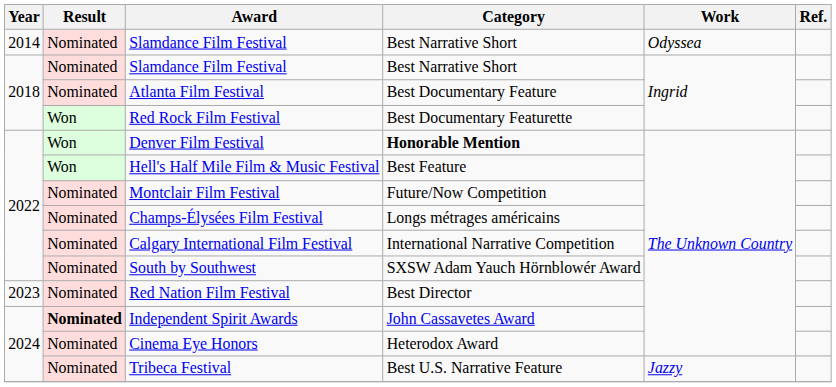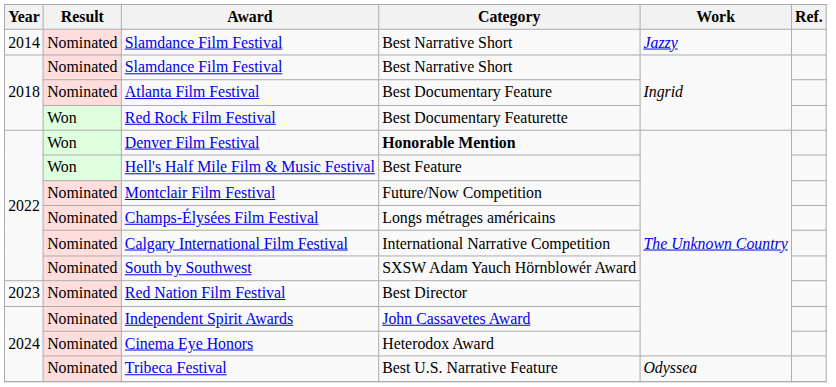(675, 42) Odyssea -> (661, 42) Jazzy
(85, 318) bold -> (82, 318) normal
(665, 368) Jazzy -> (670, 368) Odyssea
